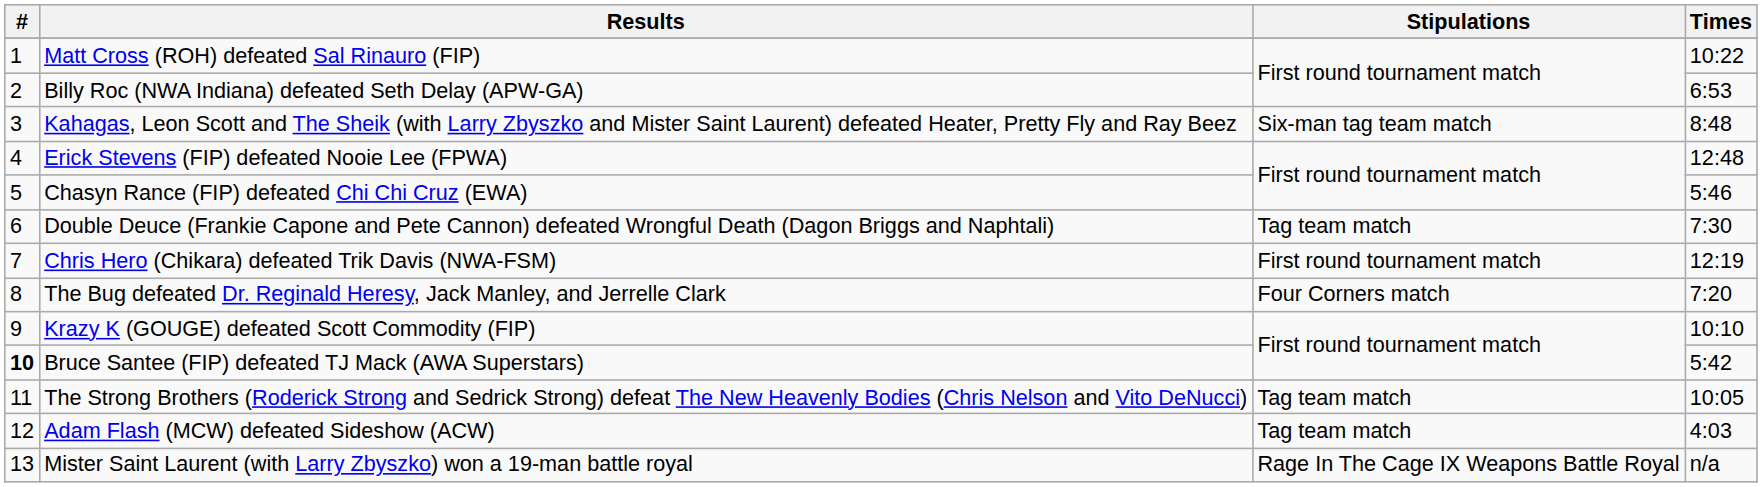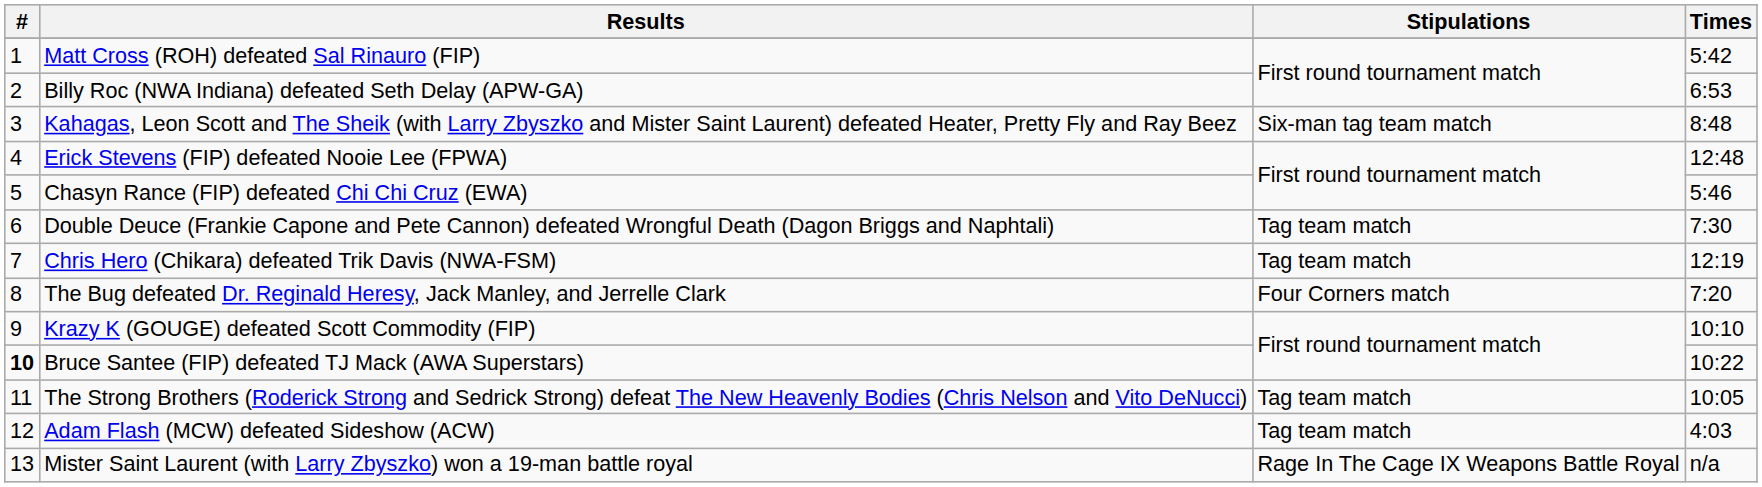(1717, 56) 10:22 -> (1711, 56) 5:42
(1399, 260) First round tournament match -> (1334, 260) Tag team match
(1711, 362) 5:42 -> (1717, 362) 10:22
